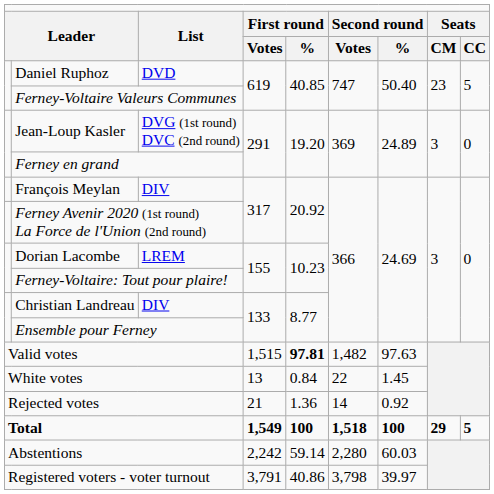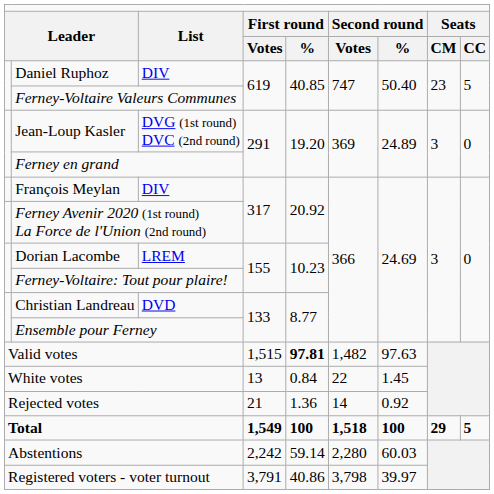(159, 73) DVD -> (156, 73) DIV
(156, 305) DIV -> (159, 305) DVD
